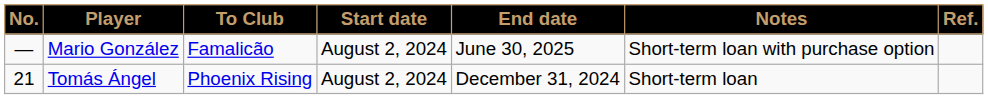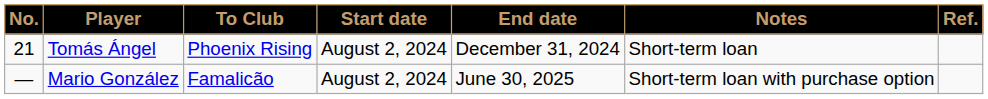rows swapped: (113, 49) <-> (102, 78)
